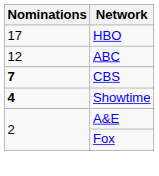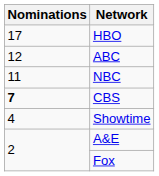+ row: (107, 77)
(11, 98) bold -> (11, 118) normal
